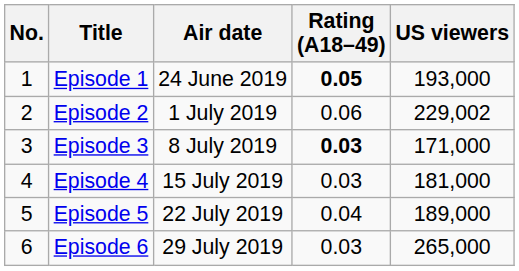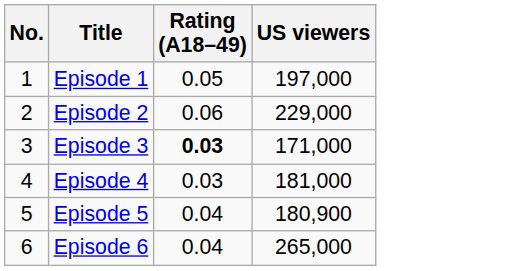- column: (223, 33)
(341, 79) bold -> (202, 79) normal
(452, 79) 193,000 -> (313, 79) 197,000
(452, 112) 229,002 -> (313, 112) 229,000
(452, 214) 189,000 -> (313, 214) 180,900
(341, 247) 0.03 -> (202, 247) 0.04
